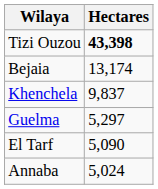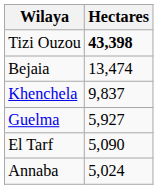(110, 68) 13,174 -> (110, 68) 13,474
(106, 119) 5,297 -> (106, 119) 5,927
